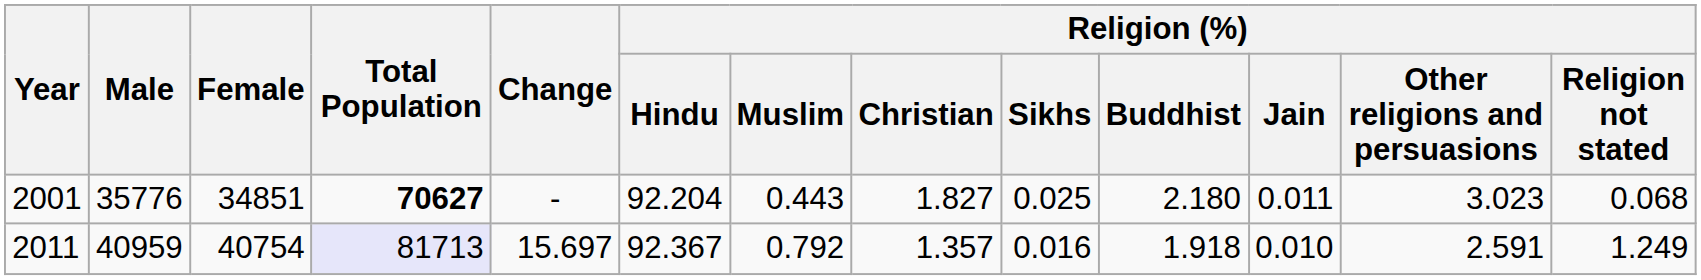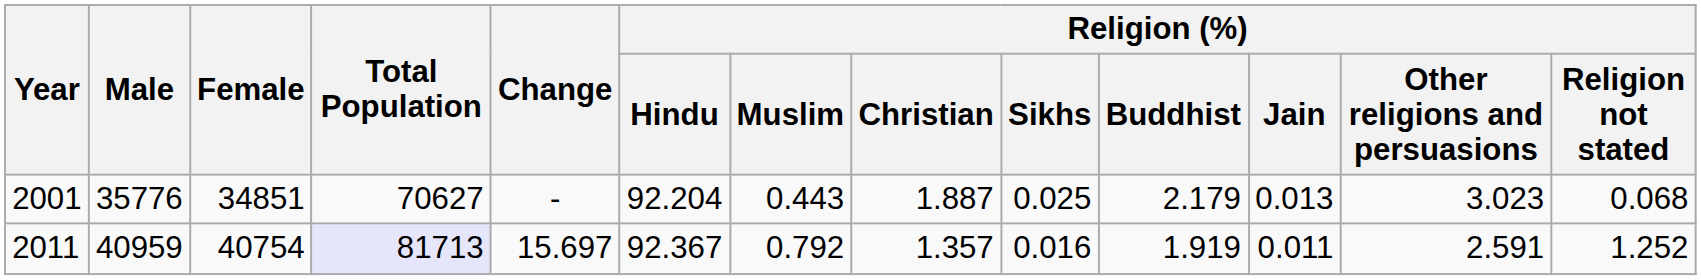(440, 198) bold -> (440, 198) normal
(955, 198) 1.827 -> (955, 198) 1.887
(1202, 198) 2.180 -> (1202, 198) 2.179
(1295, 198) 0.011 -> (1294, 198) 0.013
(1202, 247) 1.918 -> (1202, 247) 1.919
(1294, 247) 0.010 -> (1295, 247) 0.011
(1649, 247) 1.249 -> (1649, 247) 1.252
